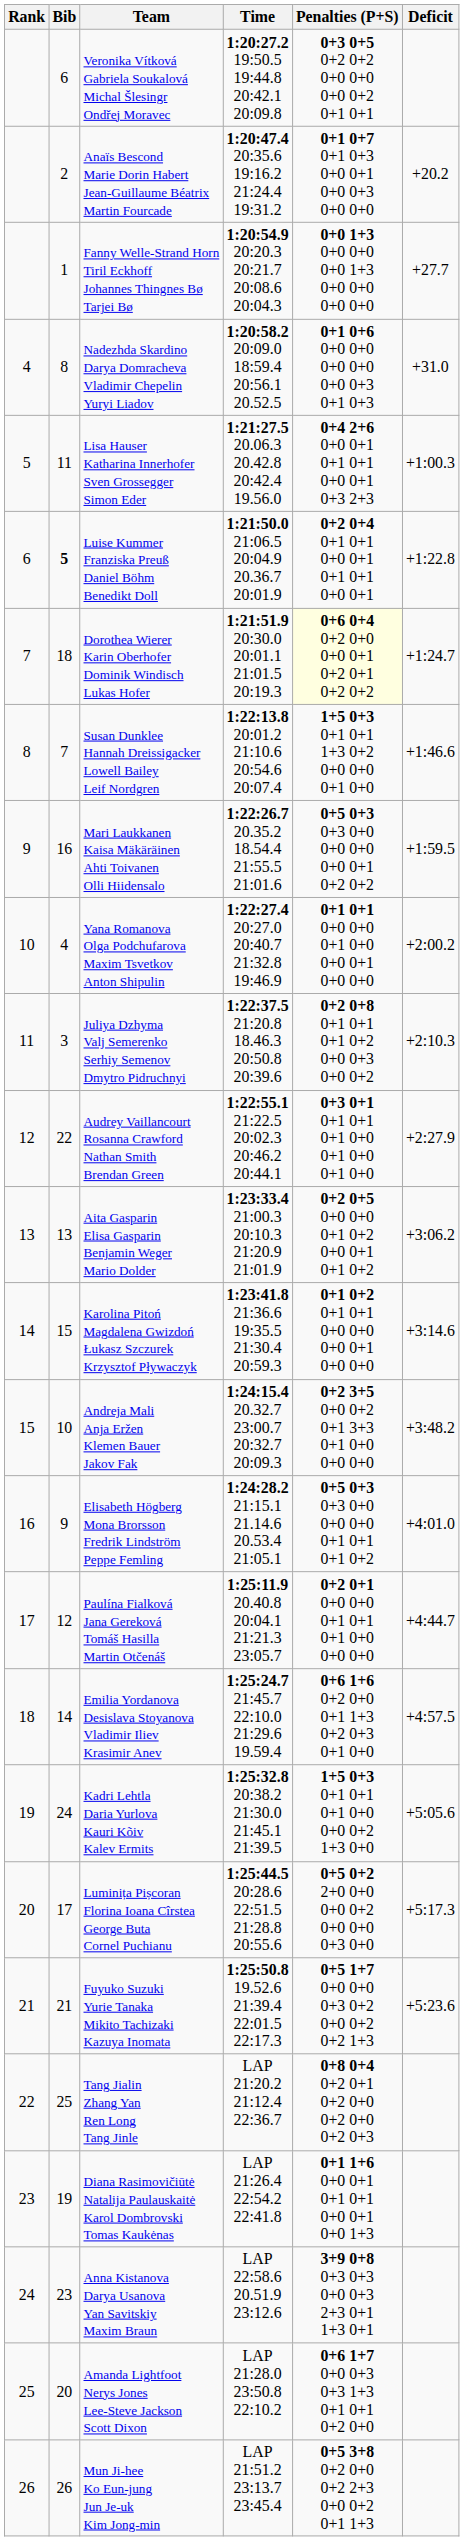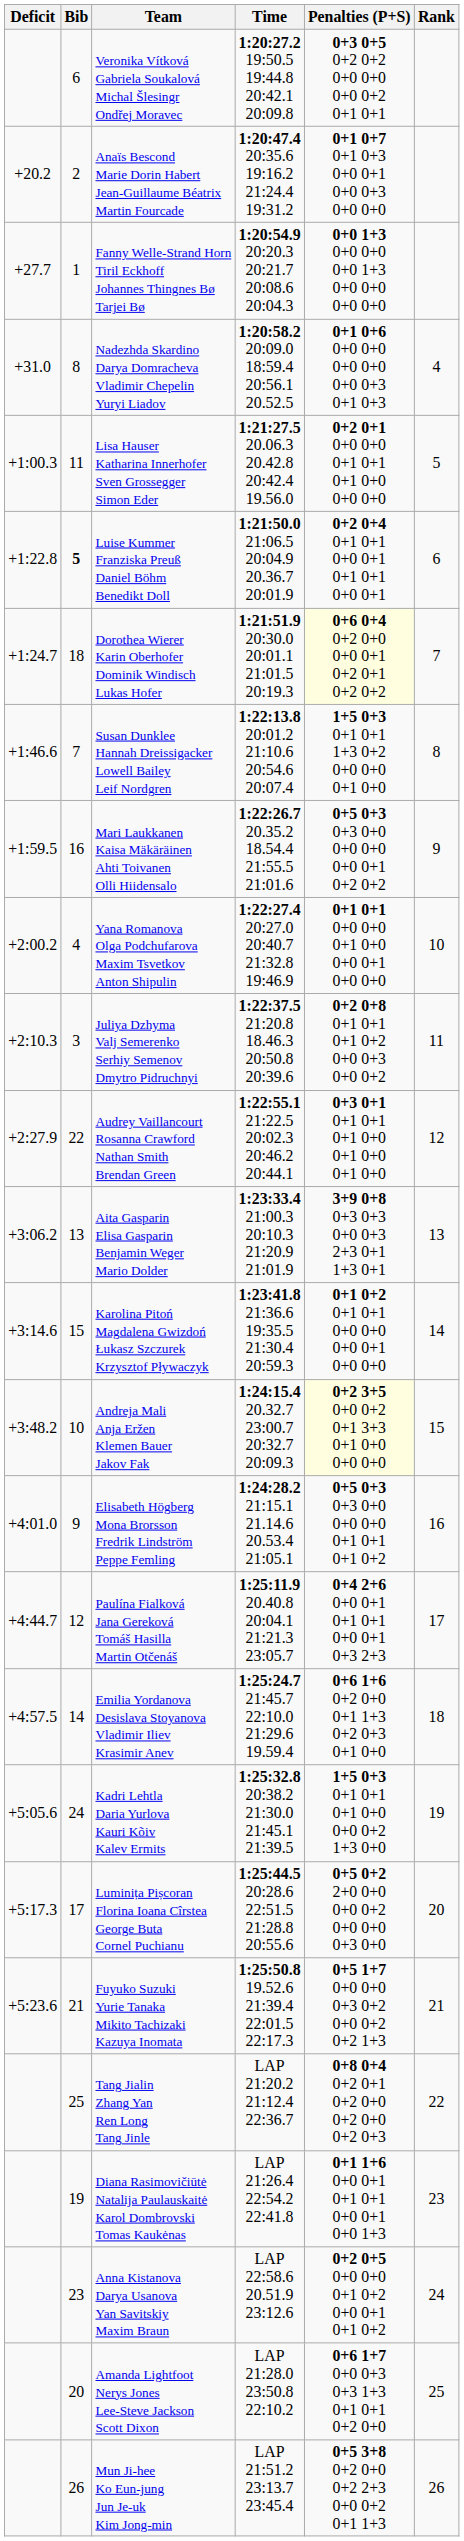columns swapped: (27, 17) <-> (430, 17)
(347, 463) 0+4 2+6 0+0 0+1 0+1 0+1 0+0 0+1 0+3 2+3 -> (359, 463) 0+2 0+1 0+0 0+0 0+1 0+1 0+1 0+0 0+0 0+0
(347, 1234) 0+2 0+5 0+0 0+0 0+1 0+2 0+0 0+1 0+1 0+2 -> (359, 1234) 3+9 0+8 0+3 0+3 0+0 0+3 2+3 0+1 1+3 0+1
(347, 1427) no background -> (359, 1427) lightyellow background
(347, 1620) 0+2 0+1 0+0 0+0 0+1 0+1 0+1 0+0 0+0 0+0 -> (359, 1620) 0+4 2+6 0+0 0+1 0+1 0+1 0+0 0+1 0+3 2+3
(347, 2295) 3+9 0+8 0+3 0+3 0+0 0+3 2+3 0+1 1+3 0+1 -> (359, 2295) 0+2 0+5 0+0 0+0 0+1 0+2 0+0 0+1 0+1 0+2
